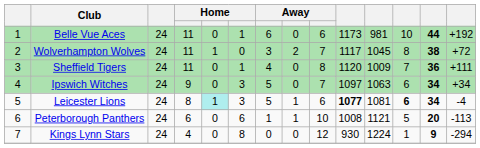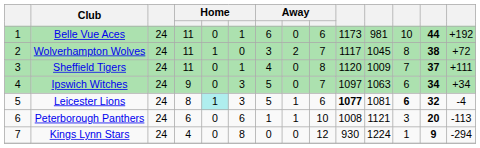(433, 68) 36 -> (433, 68) 37
(433, 101) 34 -> (433, 101) 32
(407, 118) 5 -> (407, 118) 3
